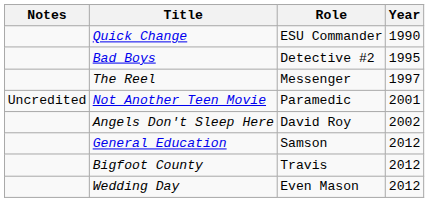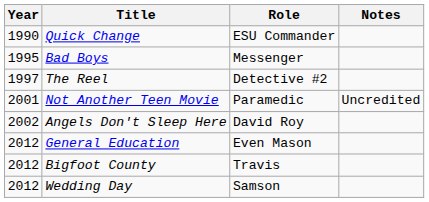columns swapped: (405, 15) <-> (47, 15)
(327, 58) Detective #2 -> (268, 58) Messenger
(316, 79) Messenger -> (280, 79) Detective #2
(304, 144) Samson -> (272, 144) Even Mason
(320, 186) Even Mason -> (257, 186) Samson
